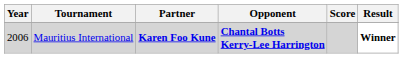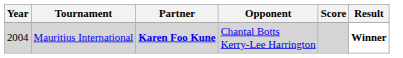(18, 37) 2006 -> (18, 37) 2004
(273, 37) bold -> (268, 37) normal
